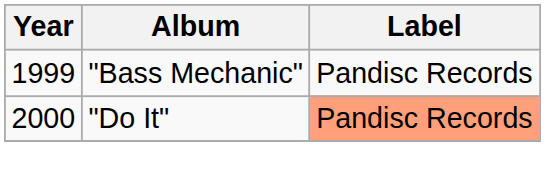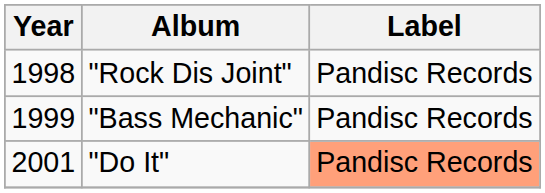+ row: (190, 72)
(43, 118) 2000 -> (43, 163) 2001
